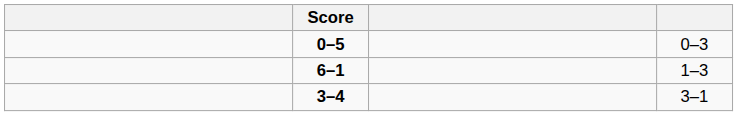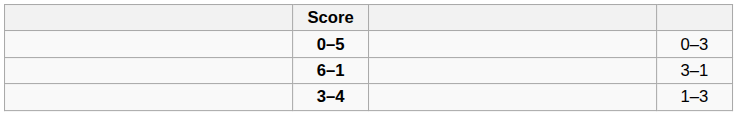(694, 70) 1–3 -> (694, 70) 3–1
(694, 96) 3–1 -> (694, 96) 1–3
